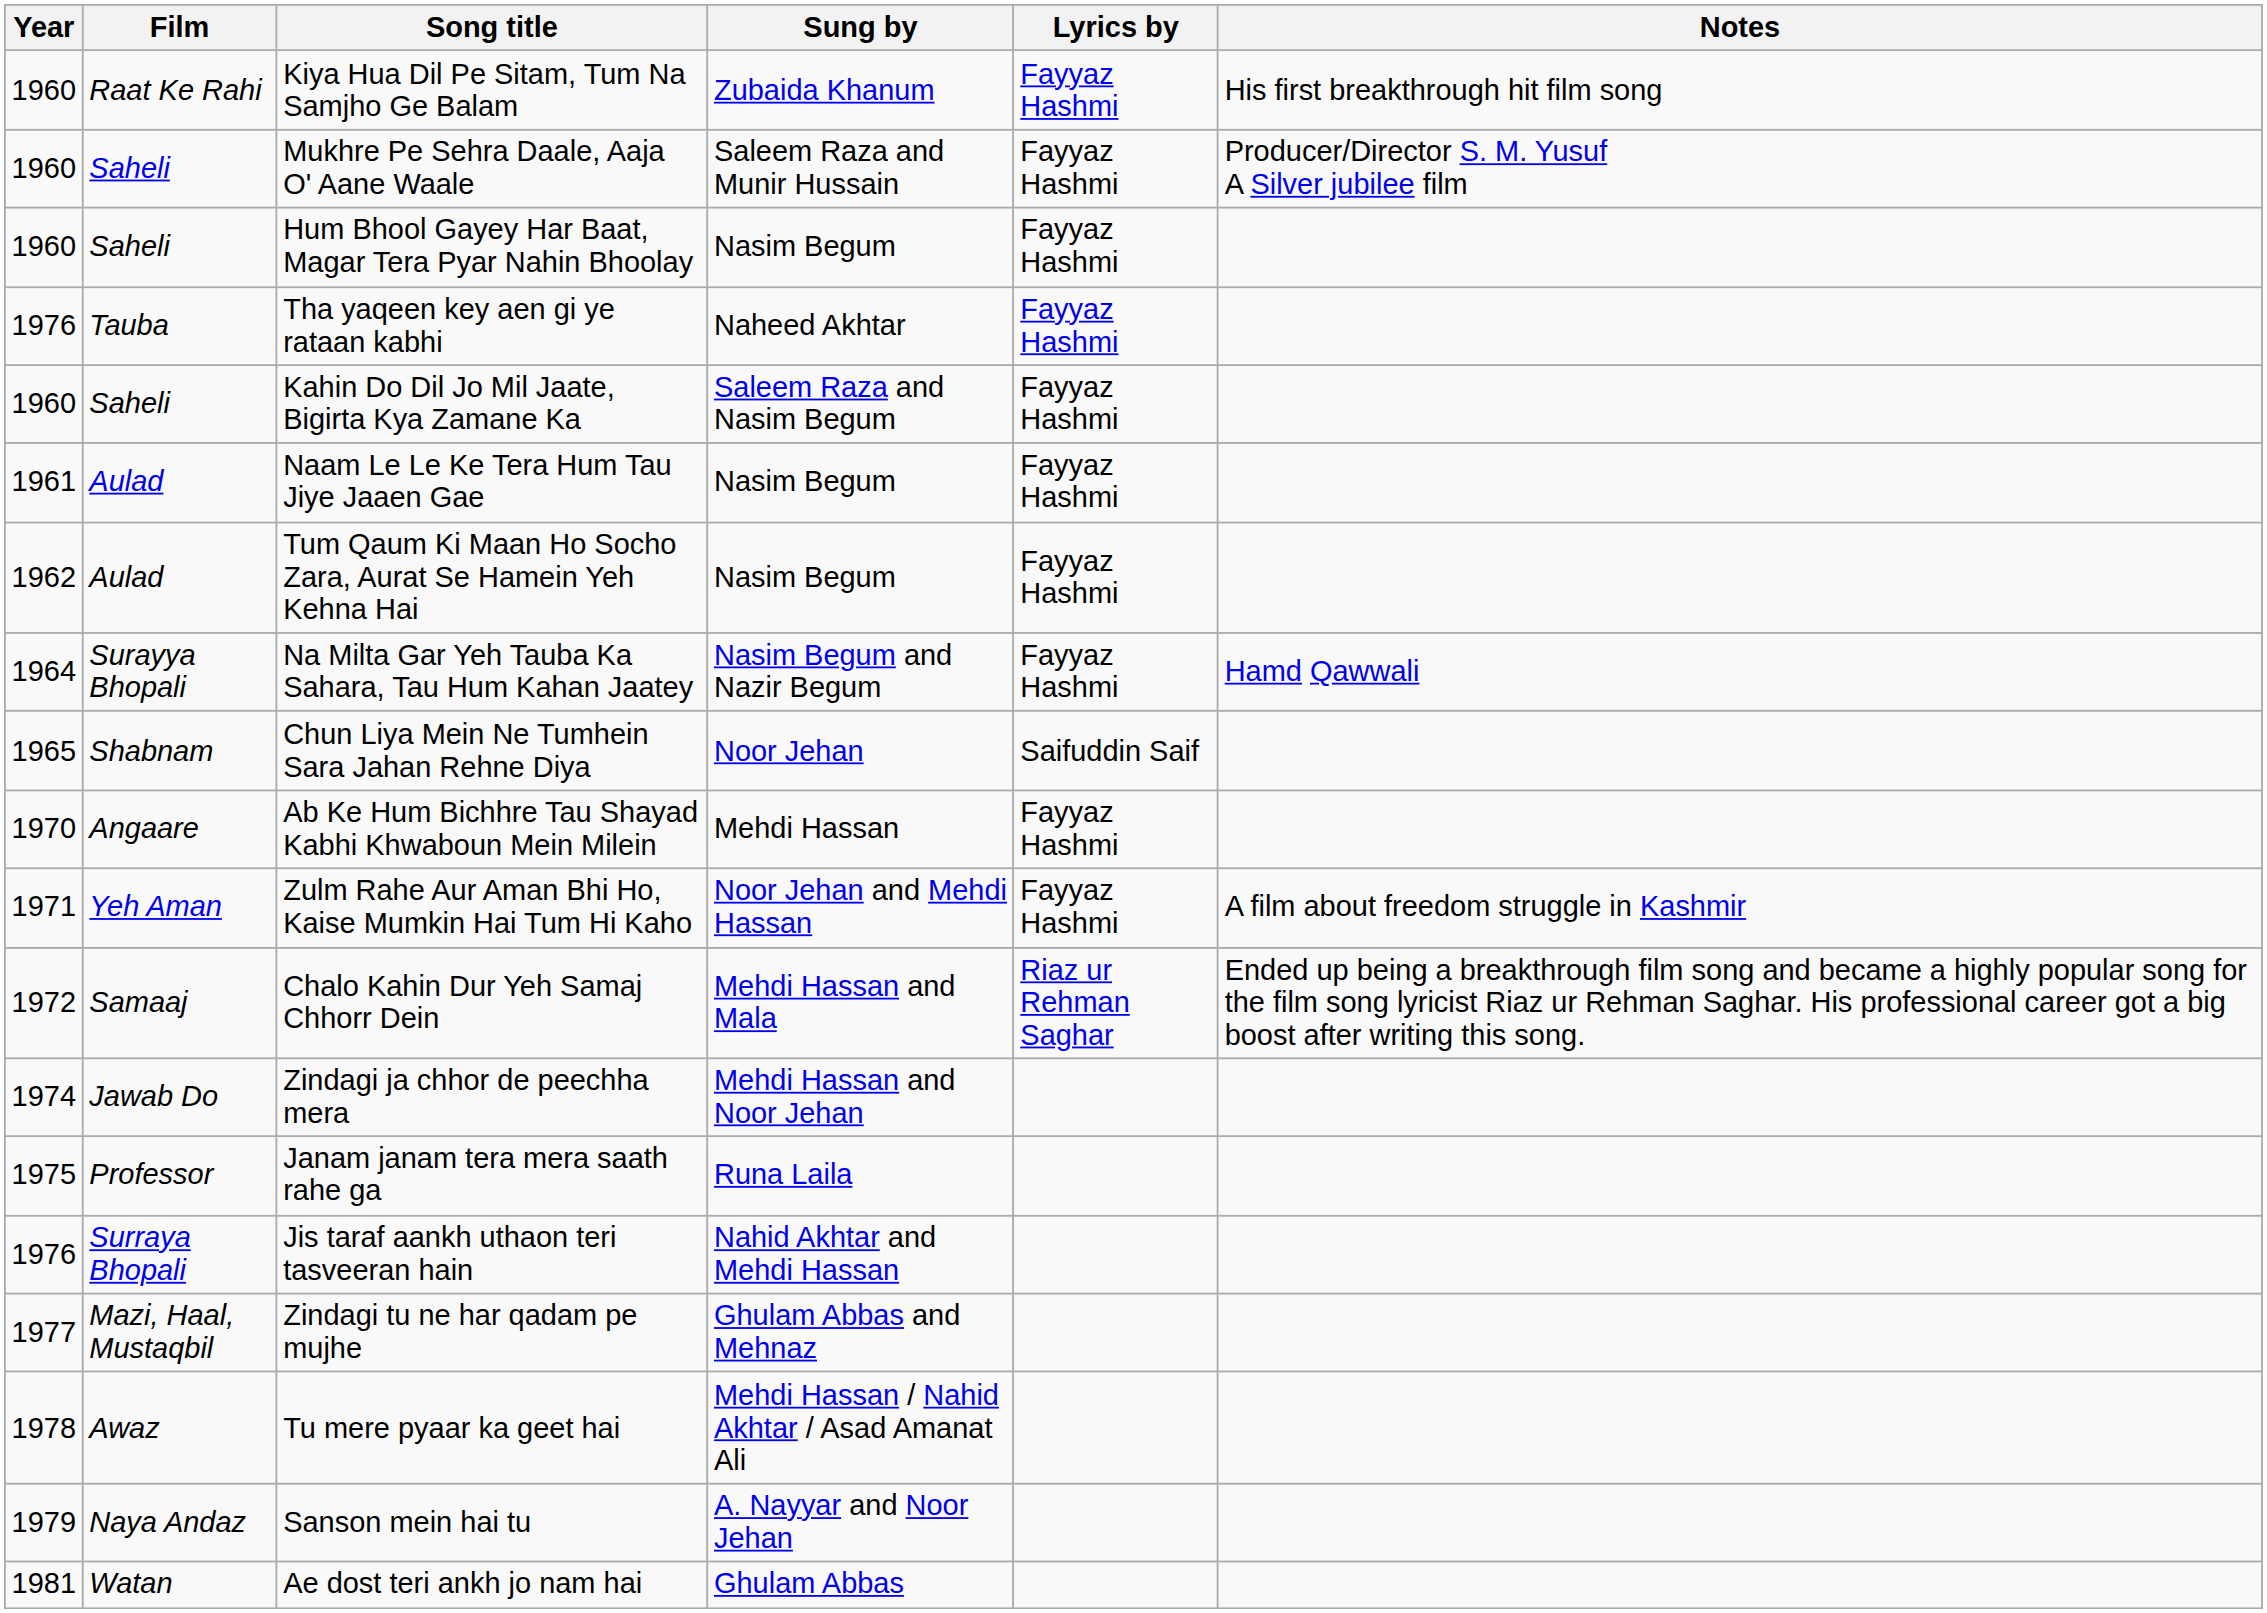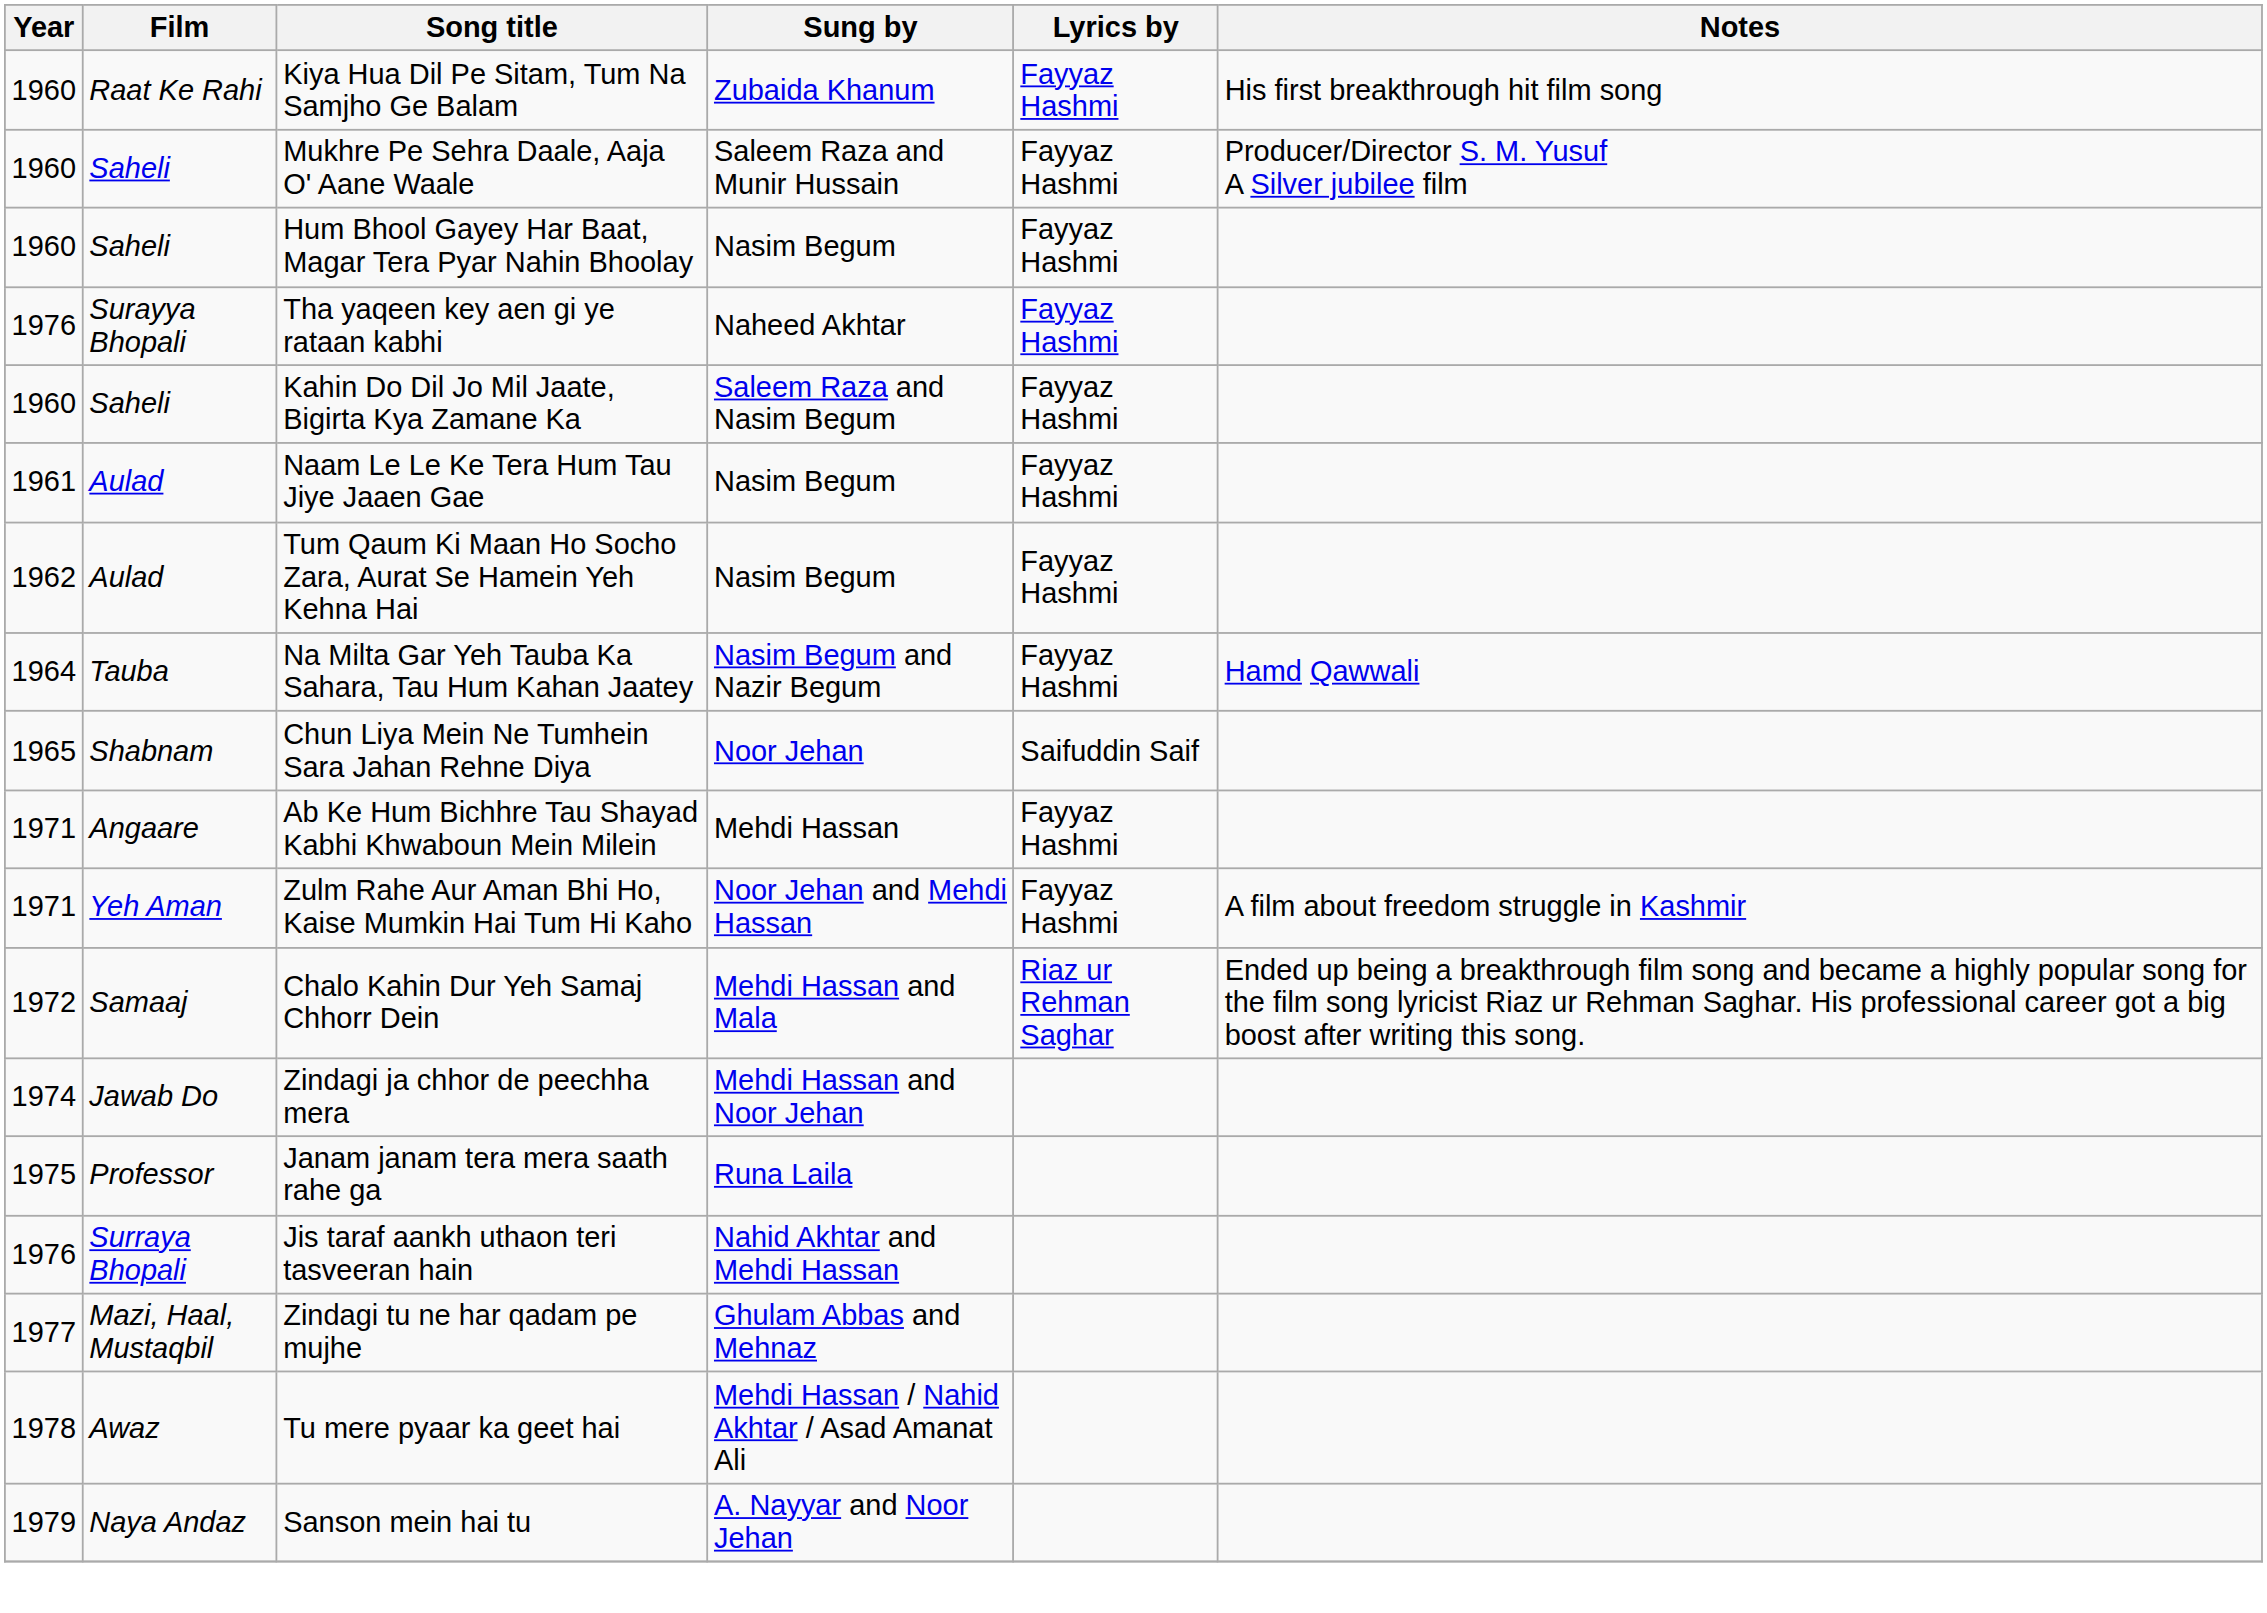(129, 325) Tauba -> (142, 325) Surayya Bhopali
(142, 671) Surayya Bhopali -> (129, 671) Tauba
(44, 828) 1970 -> (44, 828) 1971
- row: (463, 1584)
